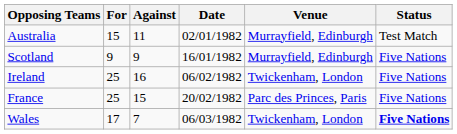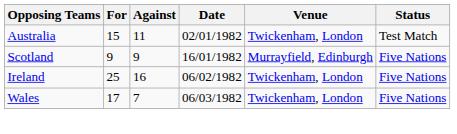(310, 35) Murrayfield, Edinburgh -> (305, 35) Twickenham, London
- row: (25, 98)
(414, 118) bold -> (413, 98) normal
